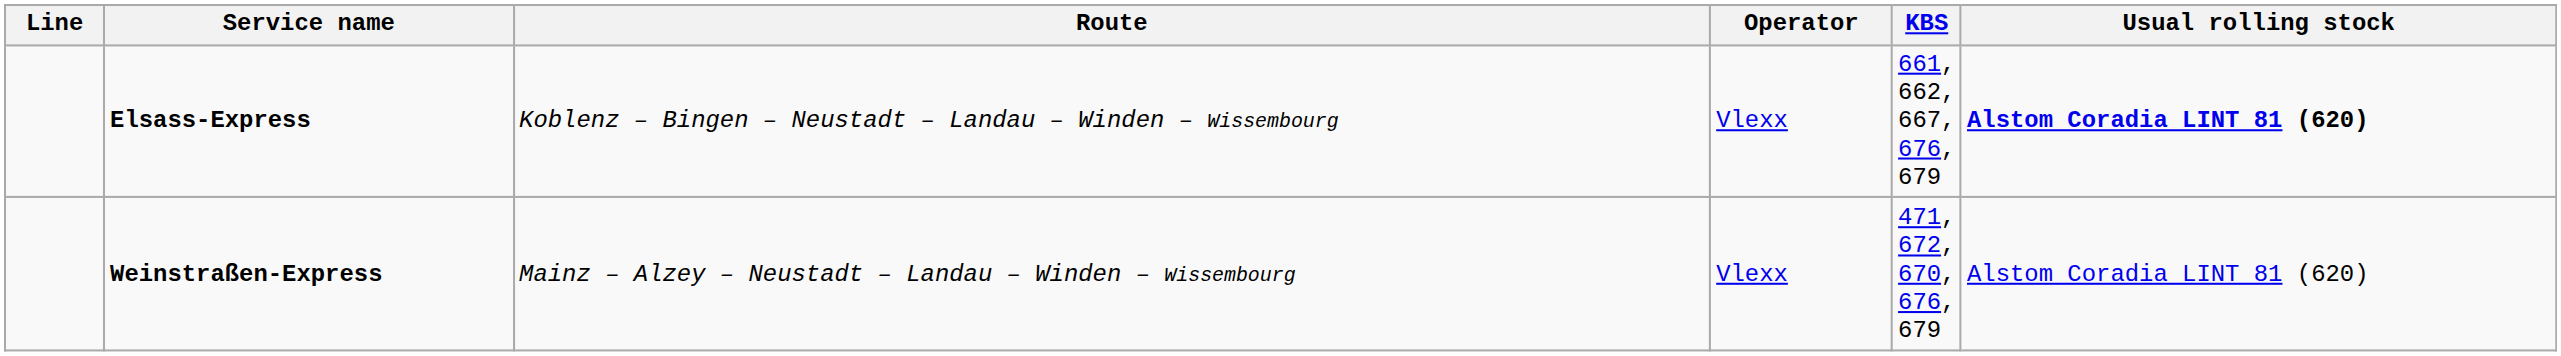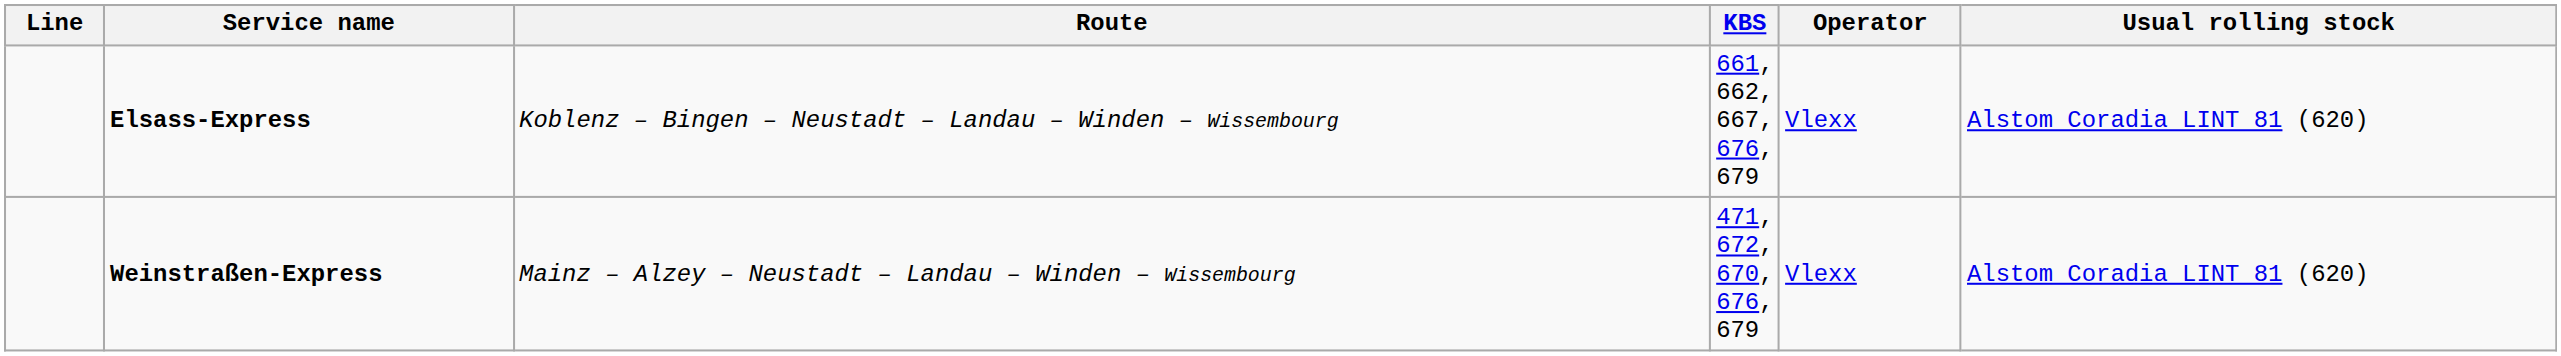columns swapped: (1927, 25) <-> (1801, 25)
(2168, 121) bold -> (2168, 121) normal
